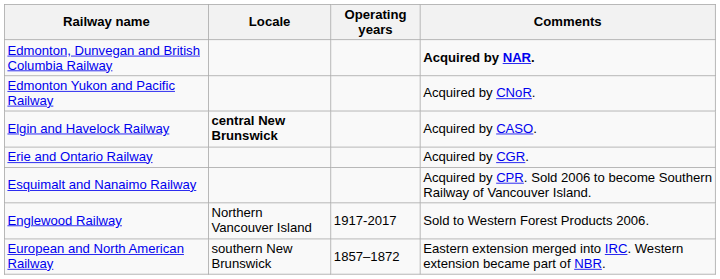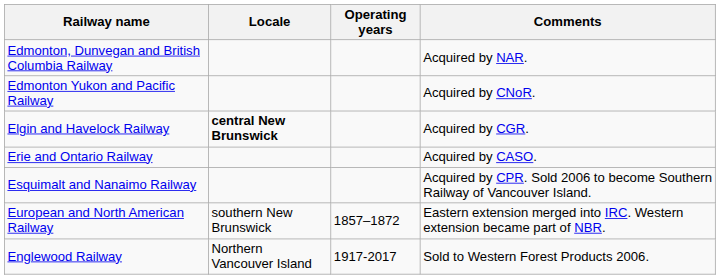(479, 57) bold -> (475, 57) normal
(480, 128) Acquired by CASO. -> (476, 128) Acquired by CGR.
(476, 157) Acquired by CGR. -> (480, 157) Acquired by CASO.
rows swapped: (96, 256) <-> (65, 220)
